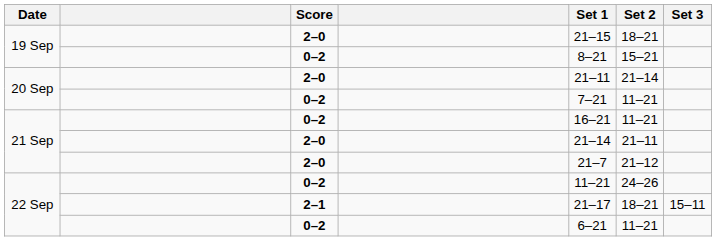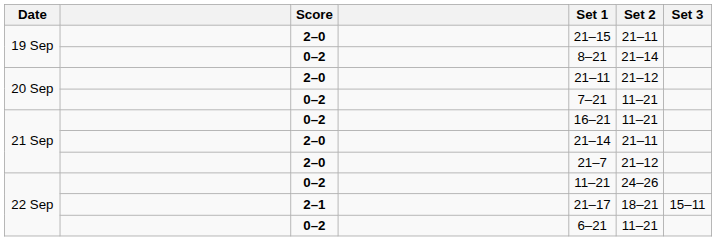(640, 36) 18–21 -> (640, 36) 21–11
(640, 57) 15–21 -> (640, 57) 21–14
(640, 78) 21–14 -> (640, 78) 21–12
